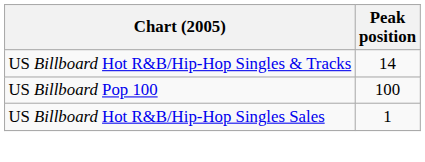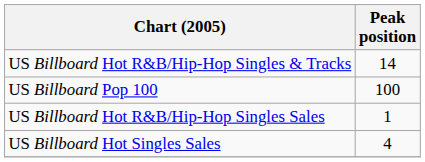+ row: (114, 143)
